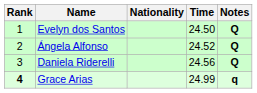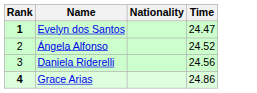- column: (235, 12)
(20, 29) normal -> (20, 29) bold
(202, 29) 24.50 -> (202, 29) 24.47
(202, 79) 24.99 -> (202, 79) 24.86
